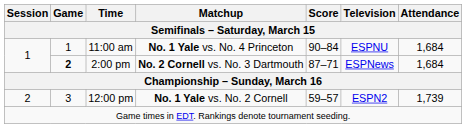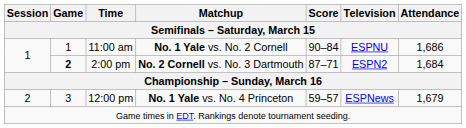(221, 47) No. 1 Yale vs. No. 4 Princeton -> (221, 47) No. 1 Yale vs. No. 2 Cornell
(430, 47) 1,684 -> (430, 47) 1,686
(370, 64) ESPNews -> (370, 64) ESPN2
(221, 99) No. 1 Yale vs. No. 2 Cornell -> (221, 99) No. 1 Yale vs. No. 4 Princeton
(370, 99) ESPN2 -> (370, 99) ESPNews
(430, 99) 1,739 -> (430, 99) 1,679
